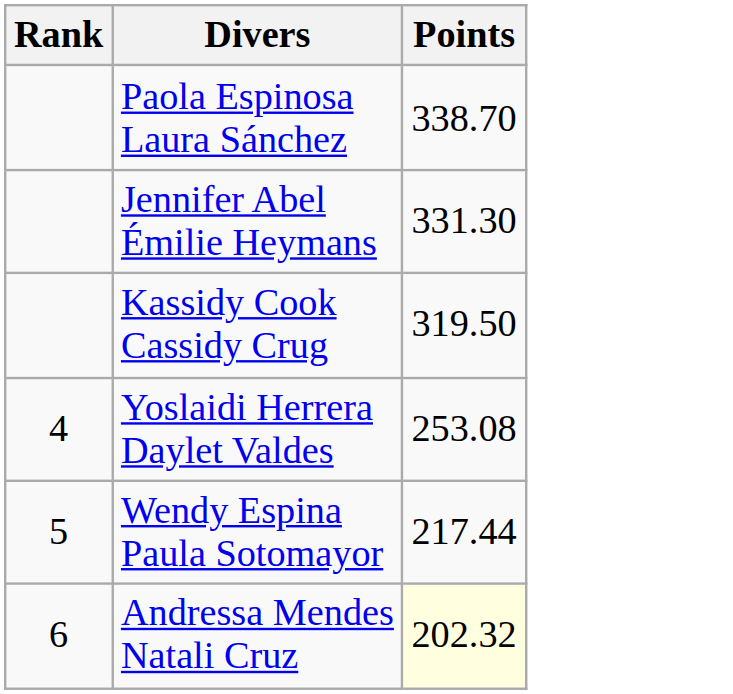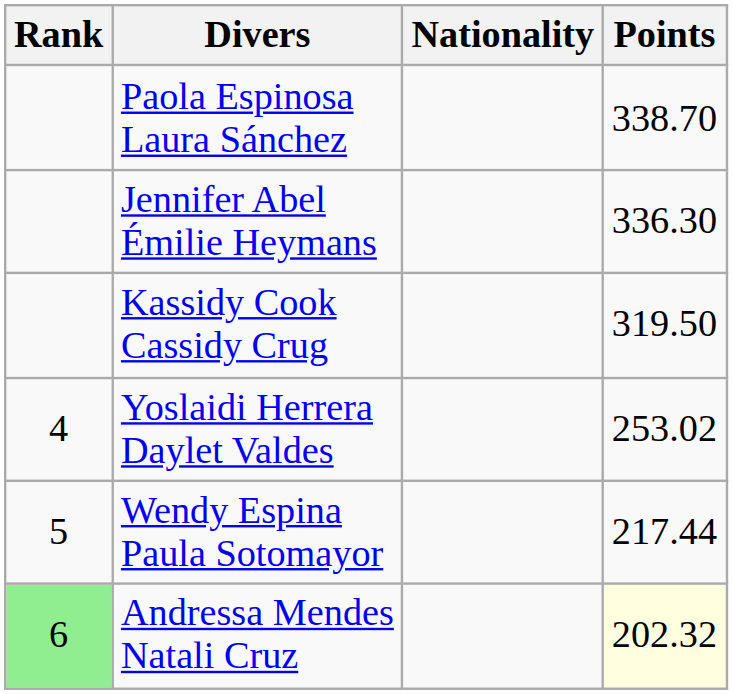+ column: (503, 34)
(464, 220) 331.30 -> (664, 220) 336.30
(464, 427) 253.08 -> (664, 427) 253.02
(59, 635) no background -> (59, 635) lightgreen background
